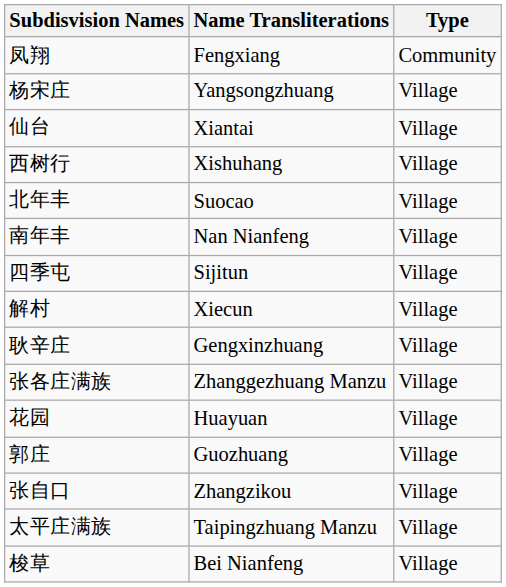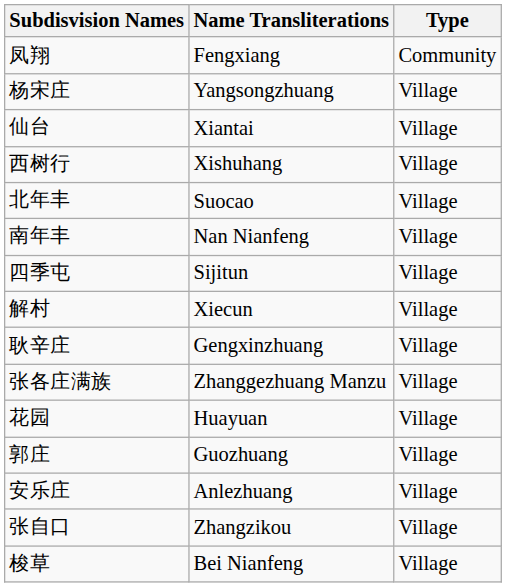+ row: (40, 490)
- row: (61, 526)
